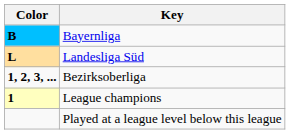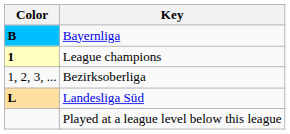rows swapped: (103, 56) <-> (112, 98)
(32, 77) bold -> (32, 77) normal
